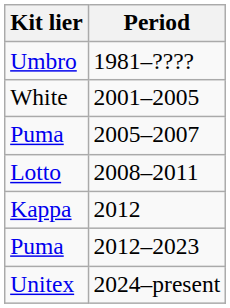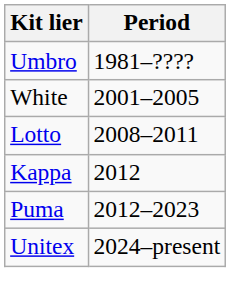- row: (146, 135)
